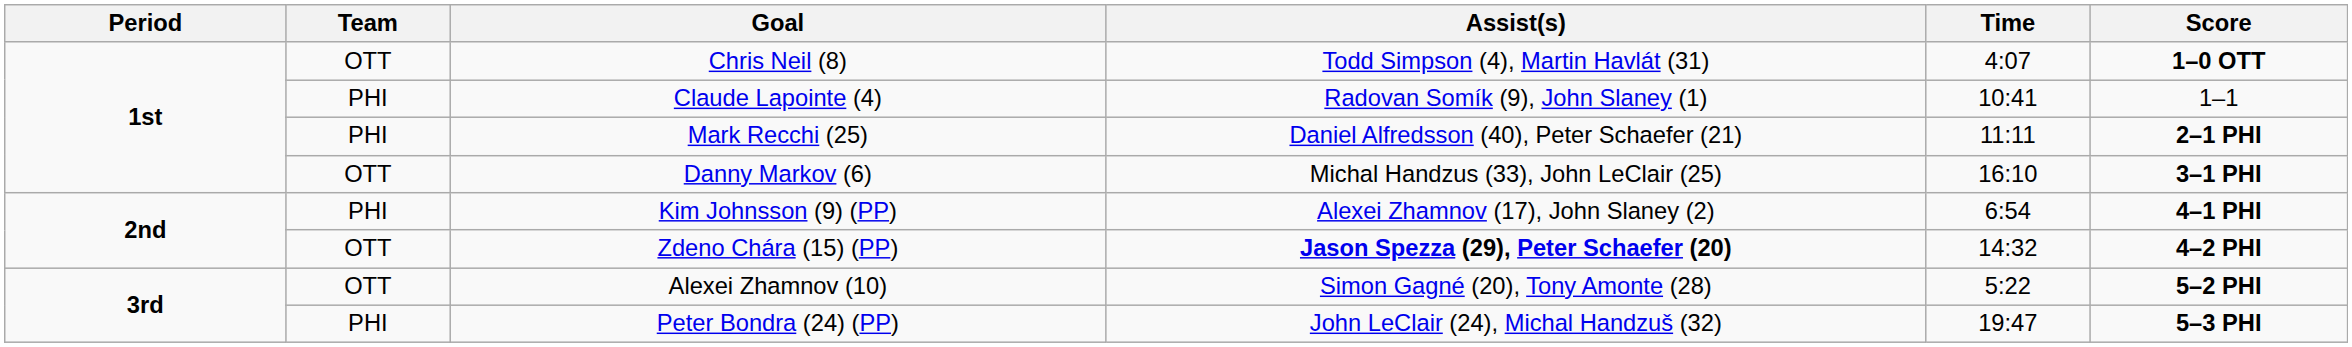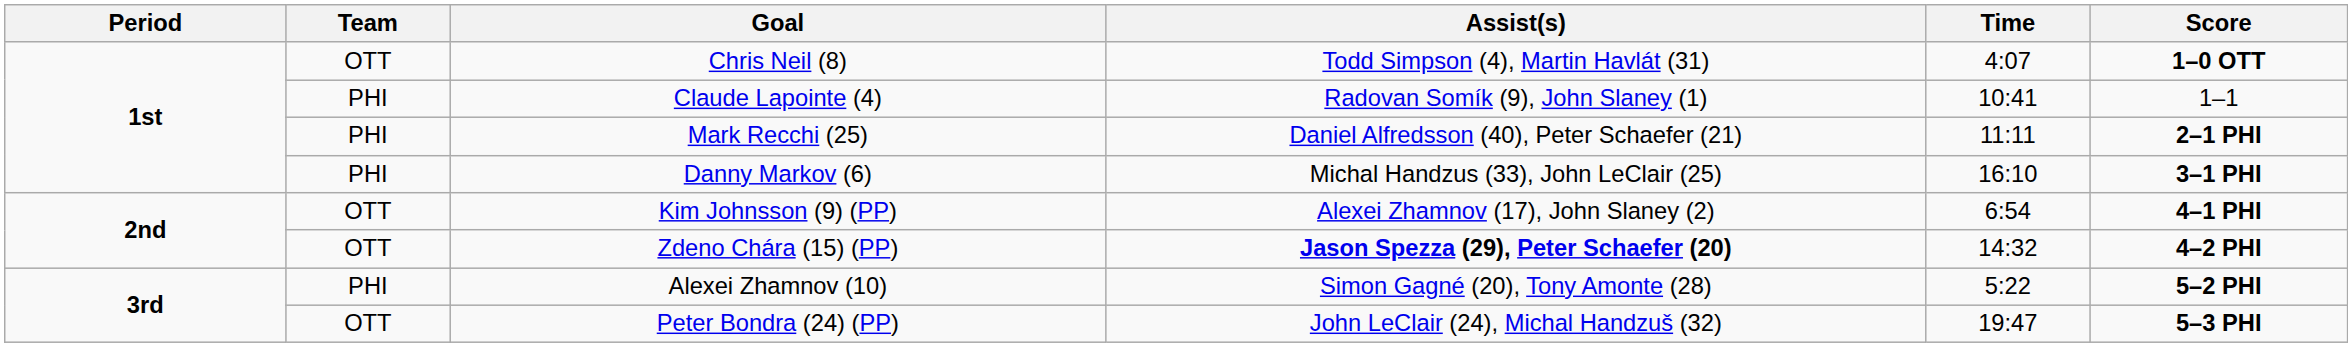(368, 173) OTT -> (368, 173) PHI
(368, 211) PHI -> (368, 211) OTT
(368, 286) OTT -> (368, 286) PHI
(368, 323) PHI -> (368, 323) OTT
